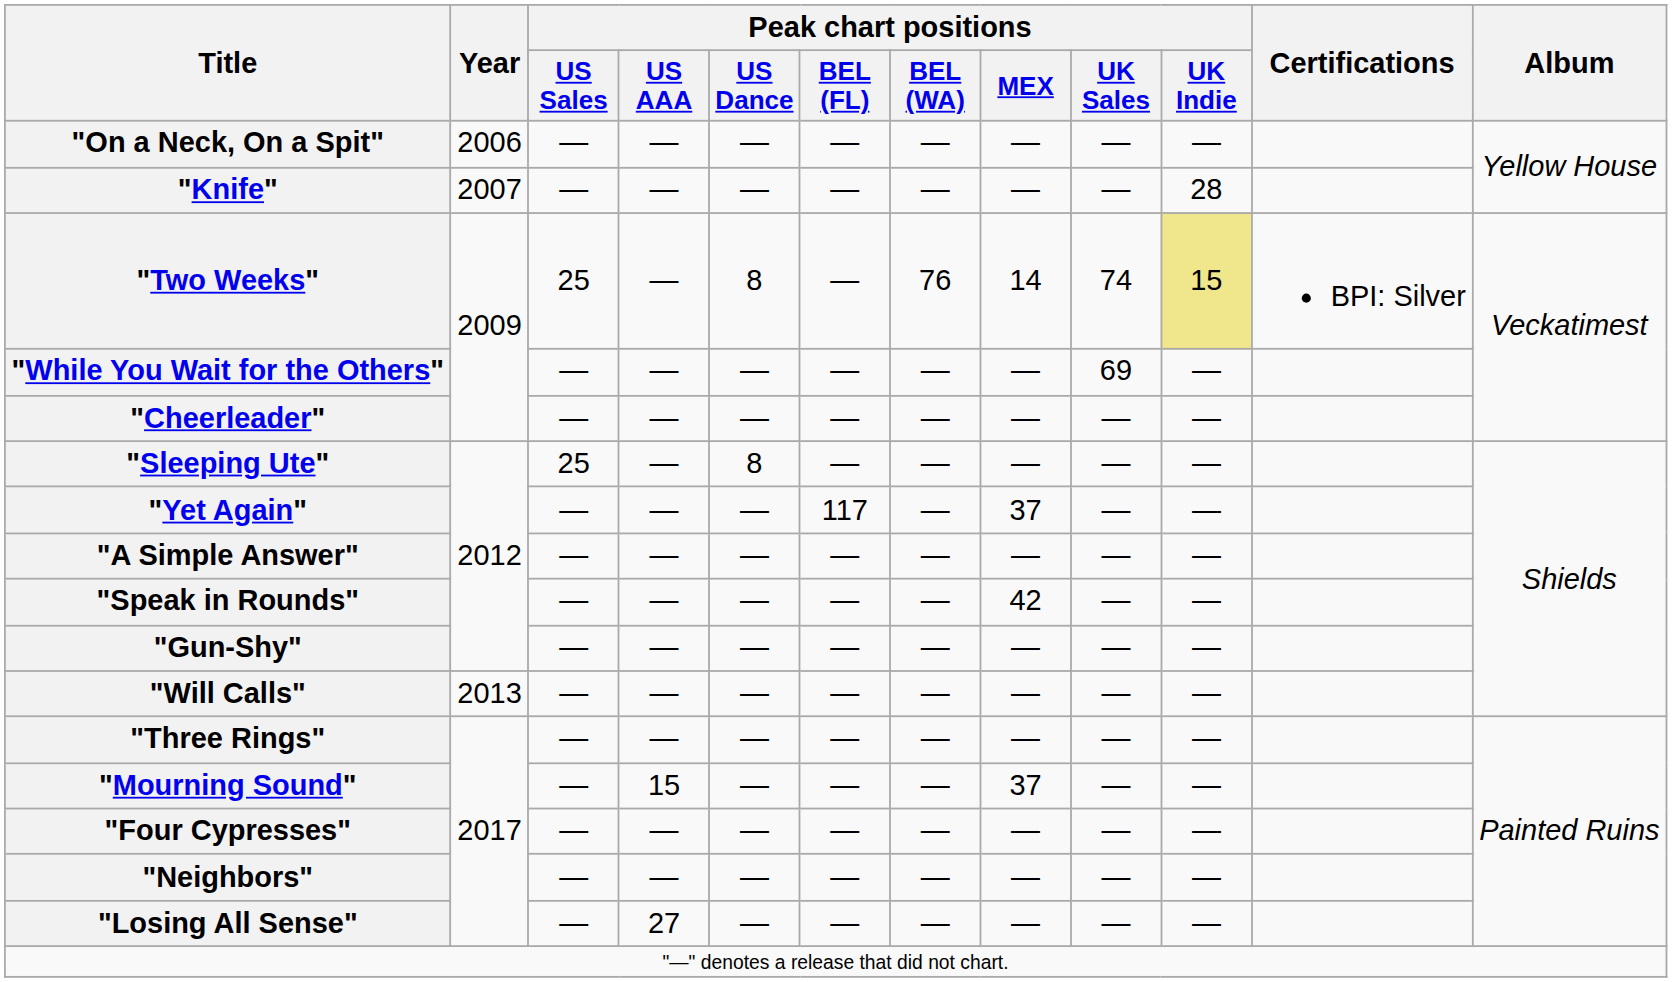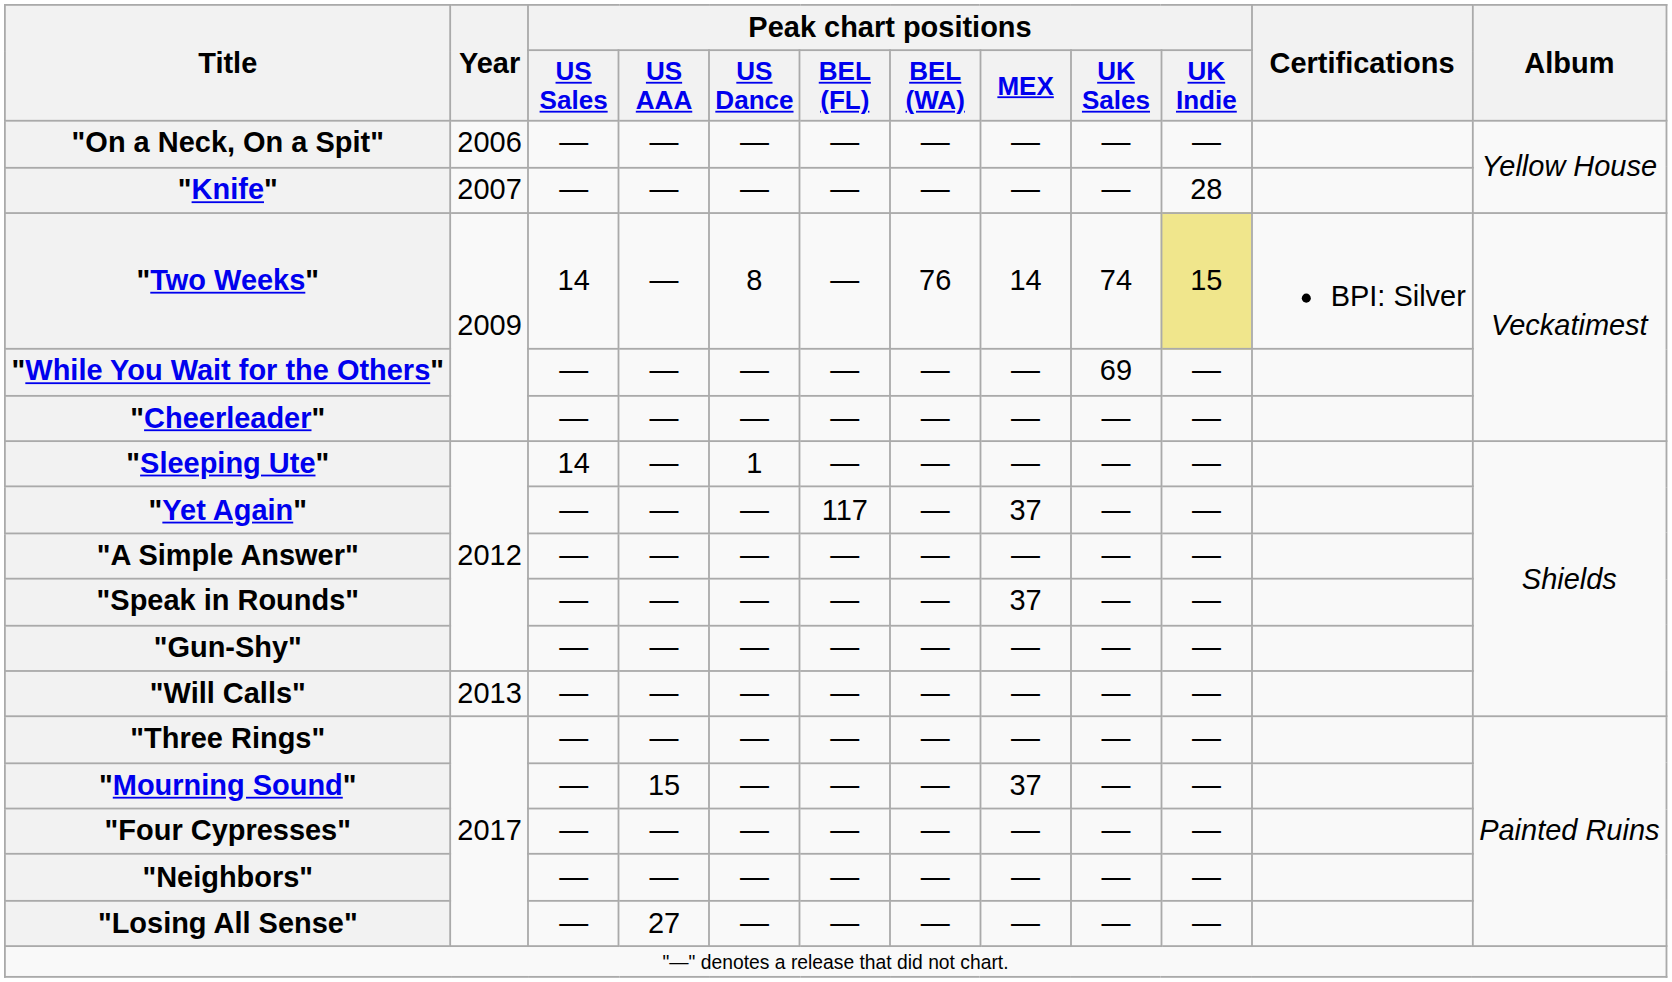(574, 280) 25 -> (574, 280) 14
(574, 463) 25 -> (574, 463) 14
(754, 463) 8 -> (754, 463) 1
(1026, 601) 42 -> (1026, 601) 37
